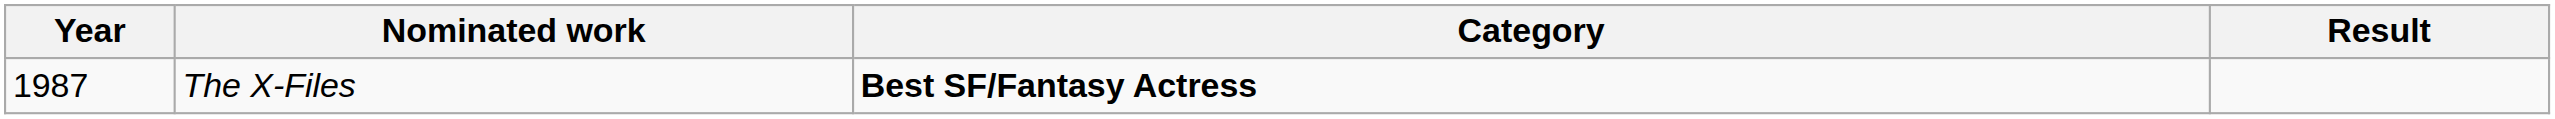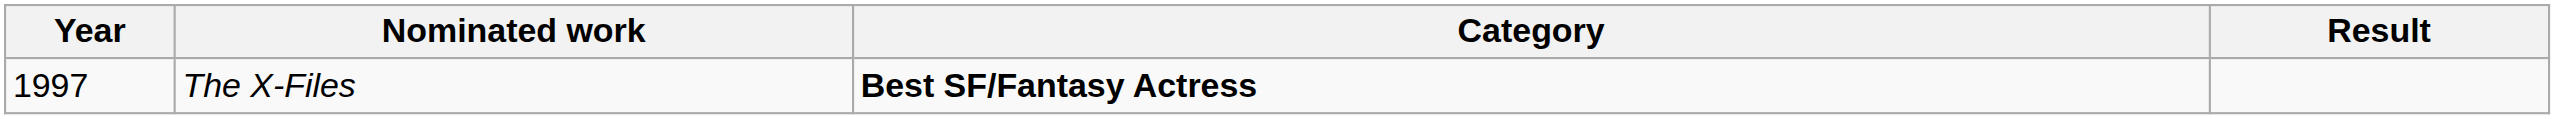(51, 85) 1987 -> (51, 85) 1997
